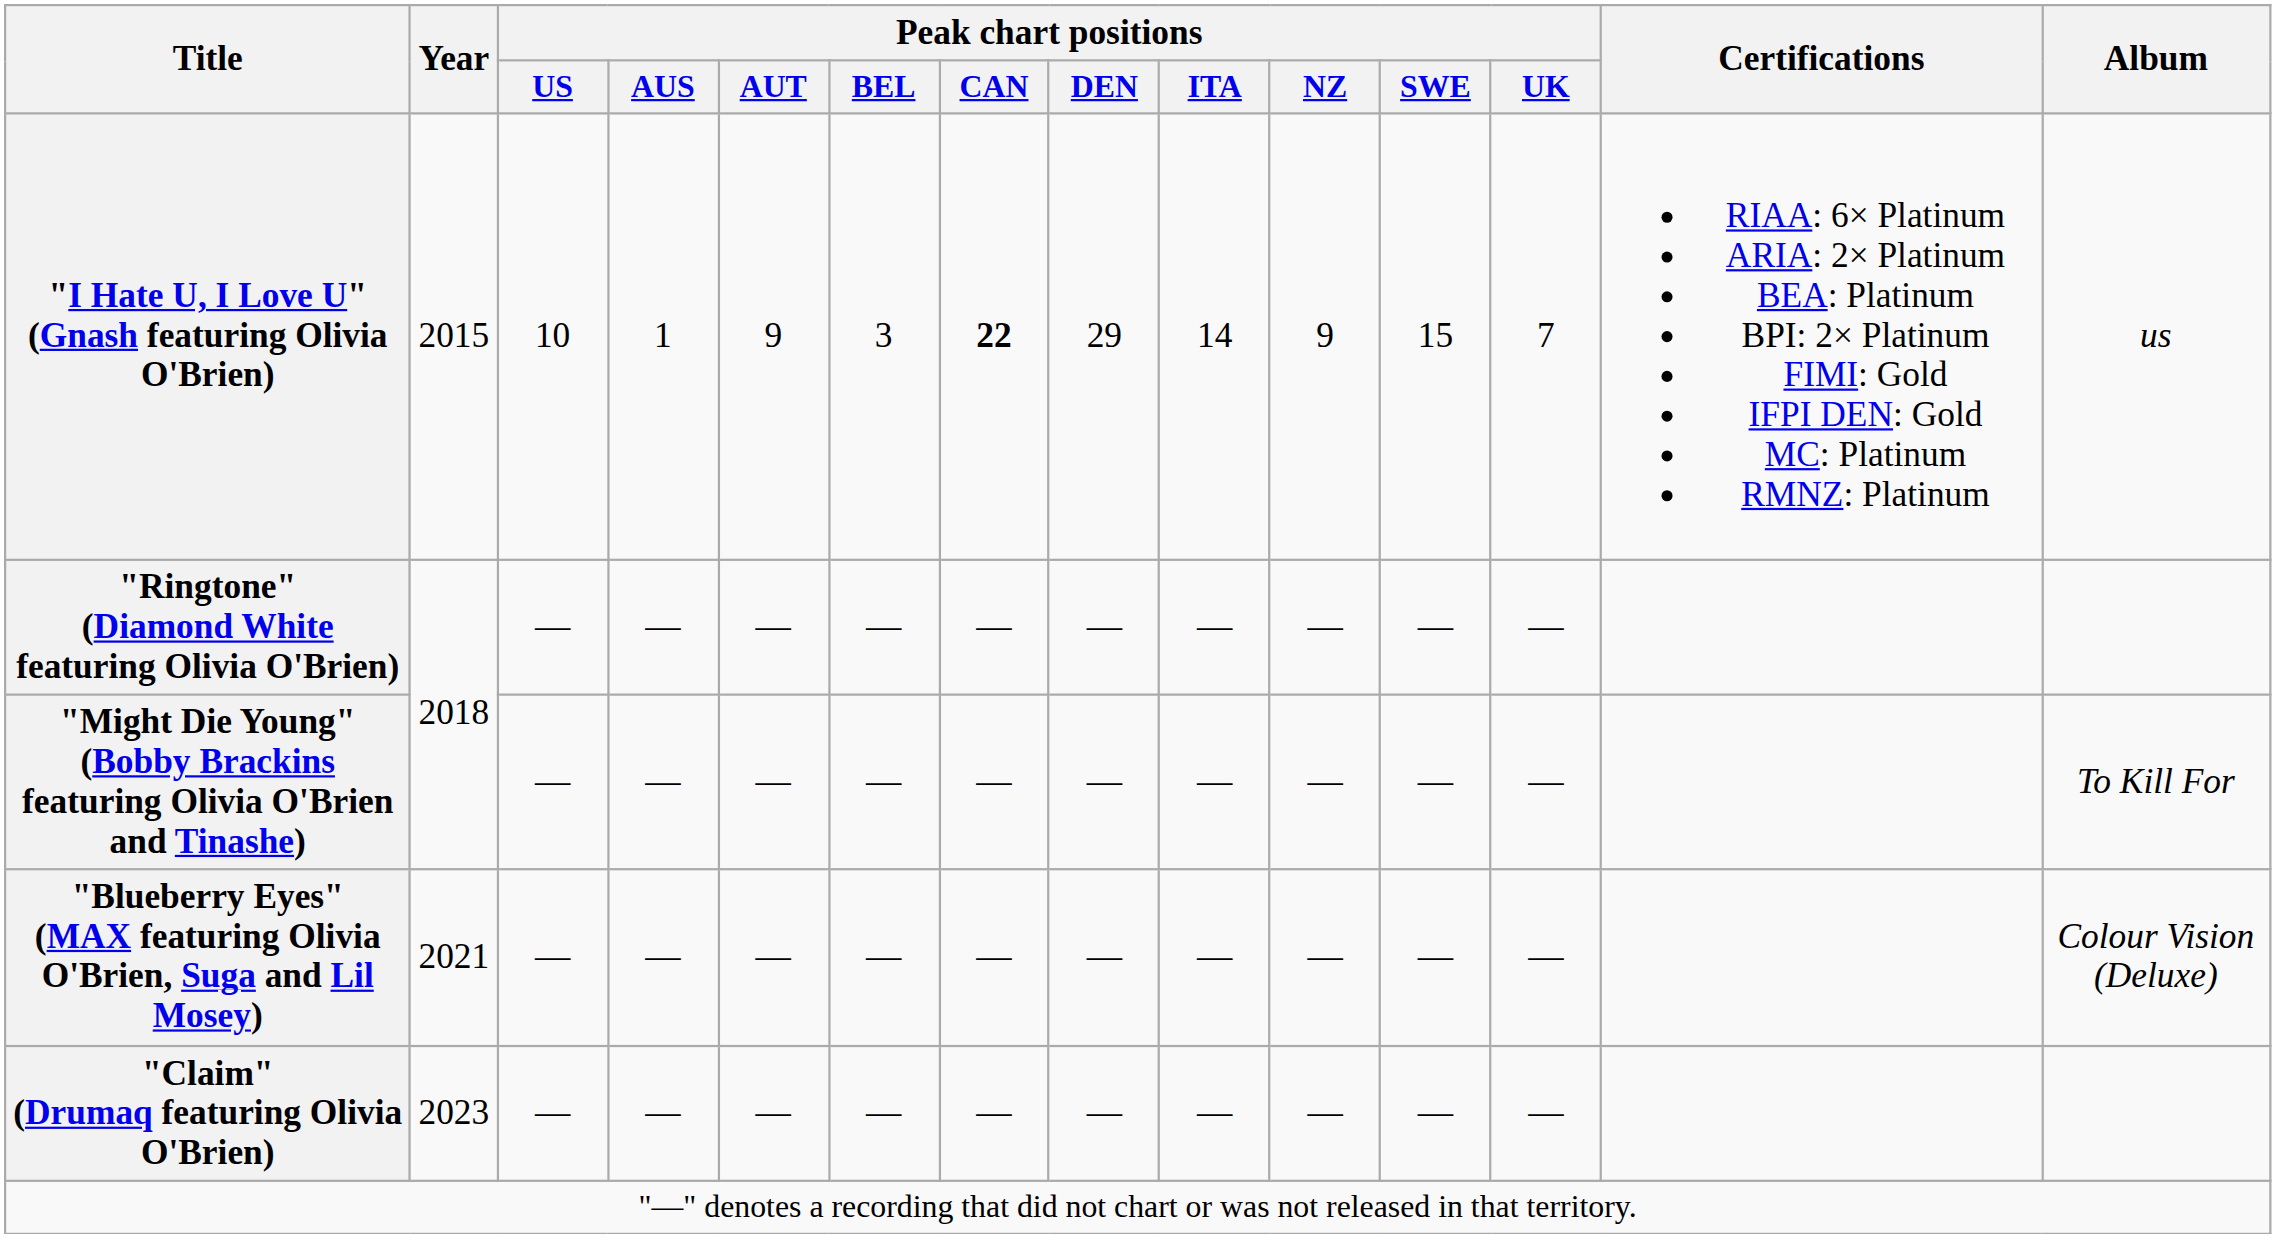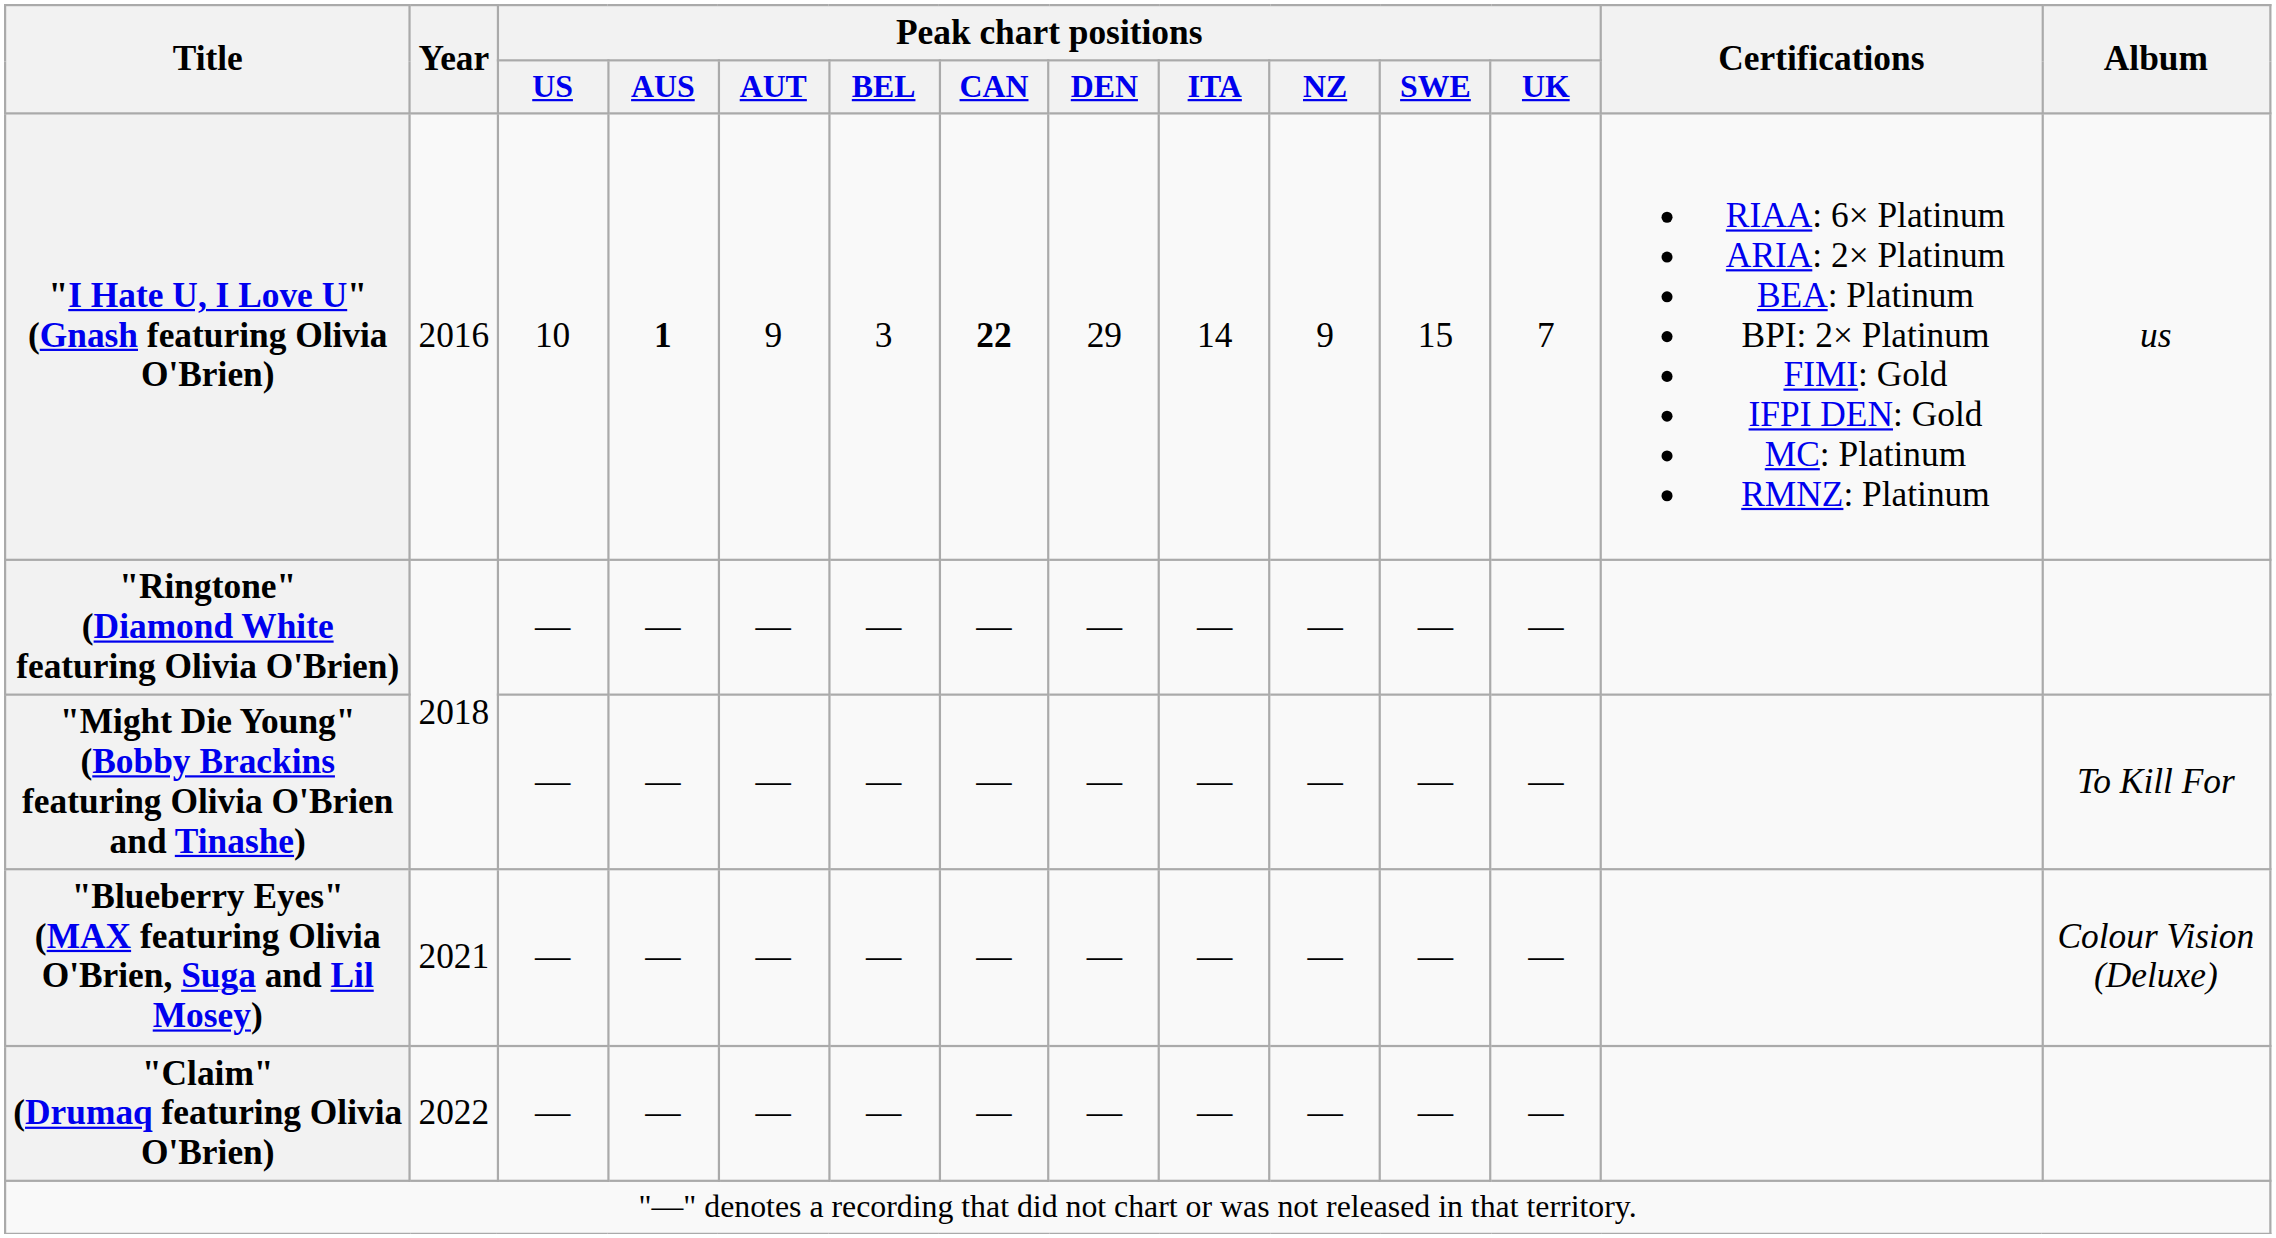(454, 335) 2015 -> (454, 335) 2016
(663, 335) normal -> (663, 335) bold
(454, 1112) 2023 -> (454, 1112) 2022
